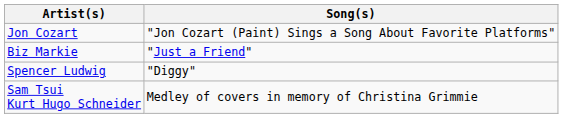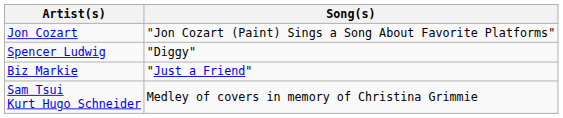rows swapped: (57, 71) <-> (42, 52)
